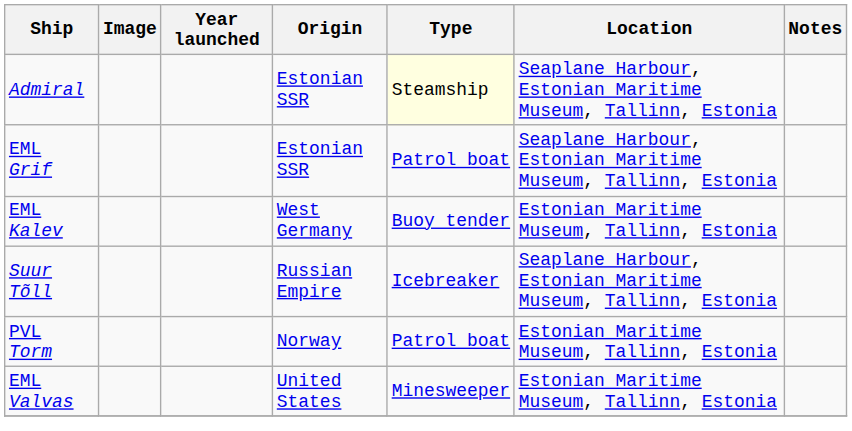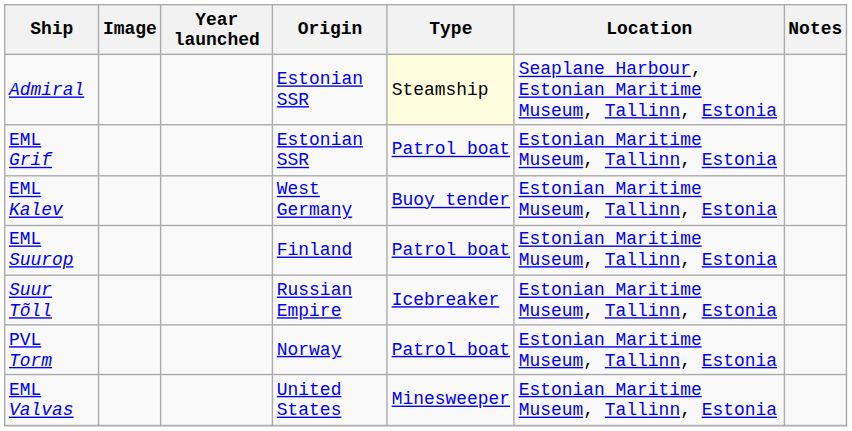(648, 161) Seaplane Harbour, Estonian Maritime Museum, Tallinn, Estonia -> (648, 150) Estonian Maritime Museum, Tallinn, Estonia
+ row: (41, 250)
(648, 281) Seaplane Harbour, Estonian Maritime Museum, Tallinn, Estonia -> (648, 300) Estonian Maritime Museum, Tallinn, Estonia
